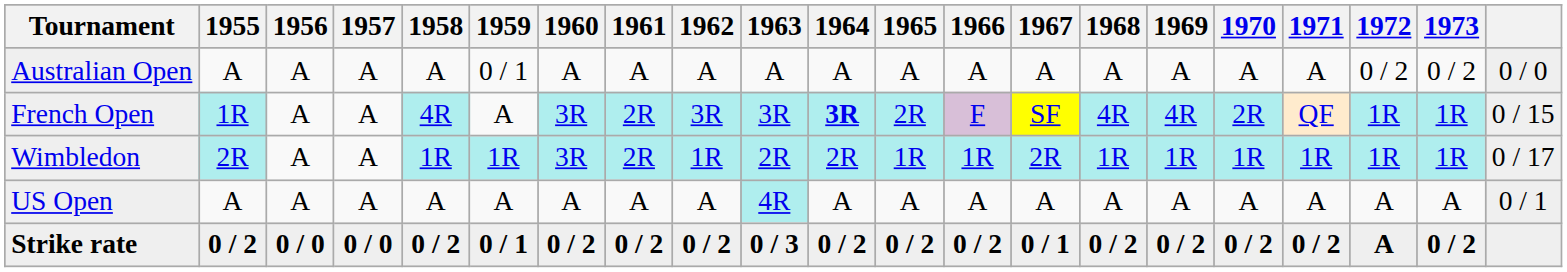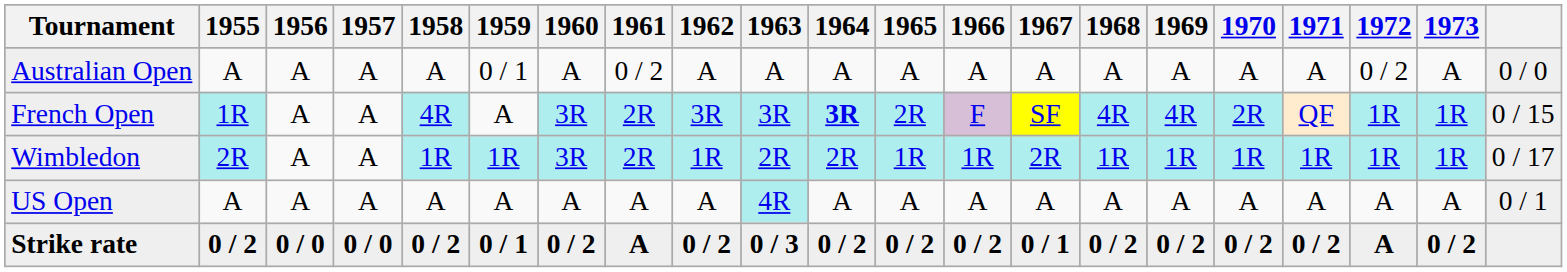(639, 69) A -> (639, 69) 0 / 2
(1452, 69) 0 / 2 -> (1452, 69) A
(639, 244) 0 / 2 -> (639, 244) A
